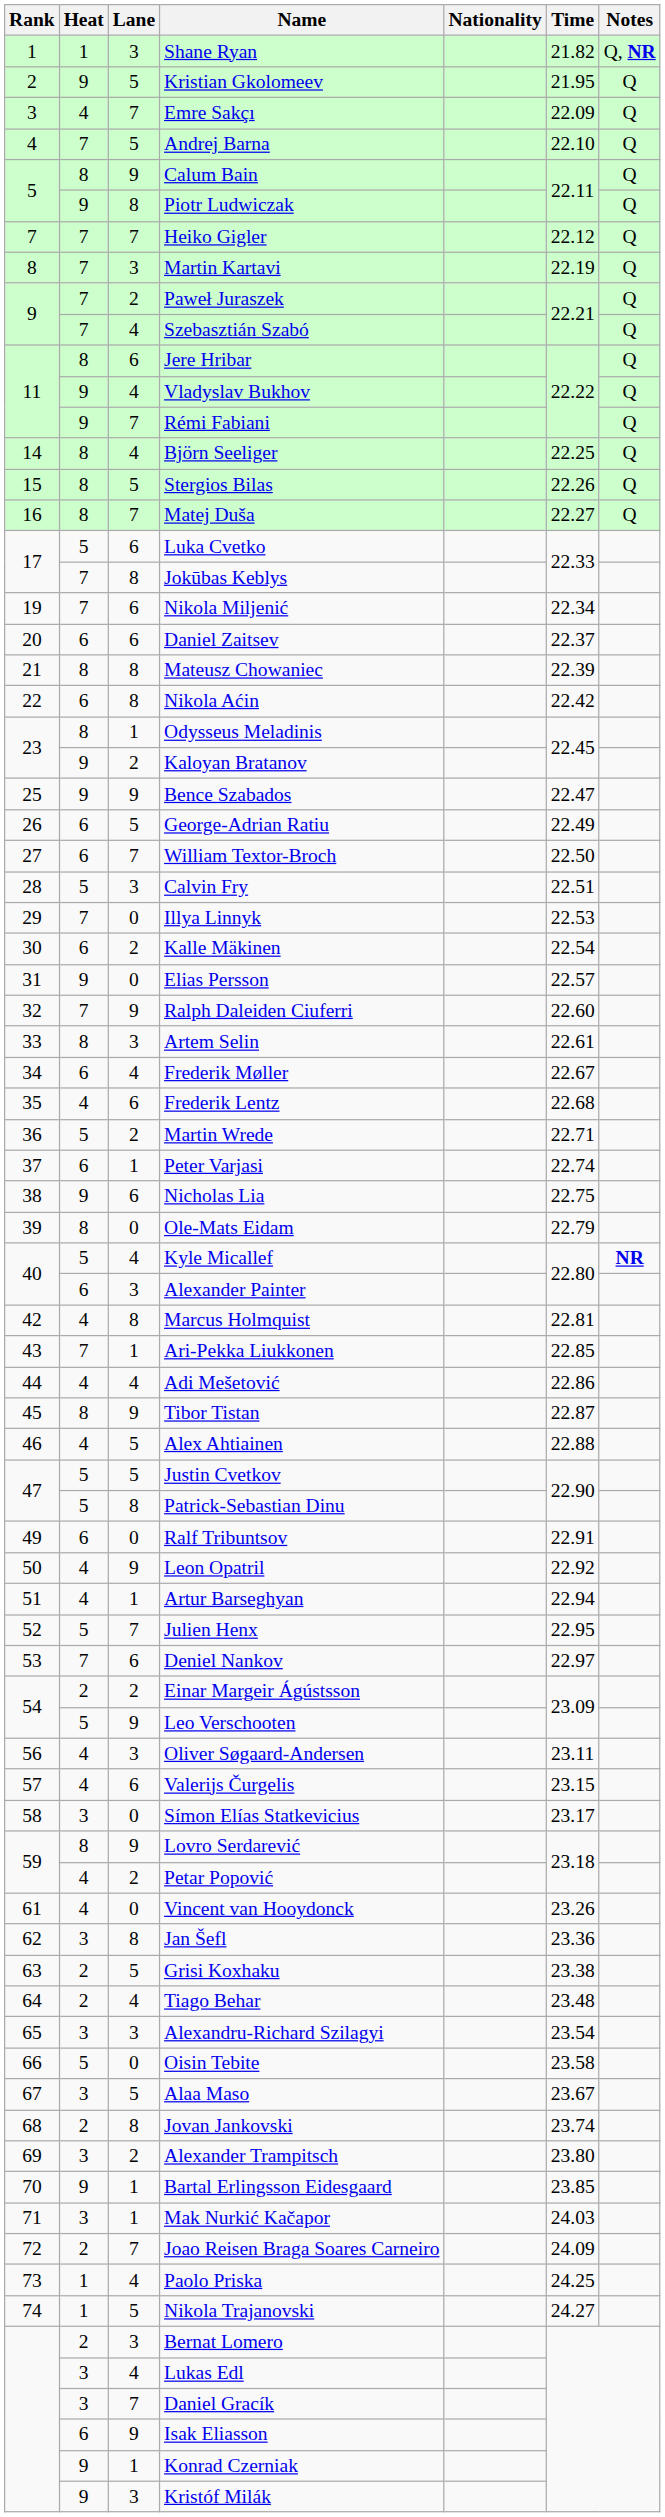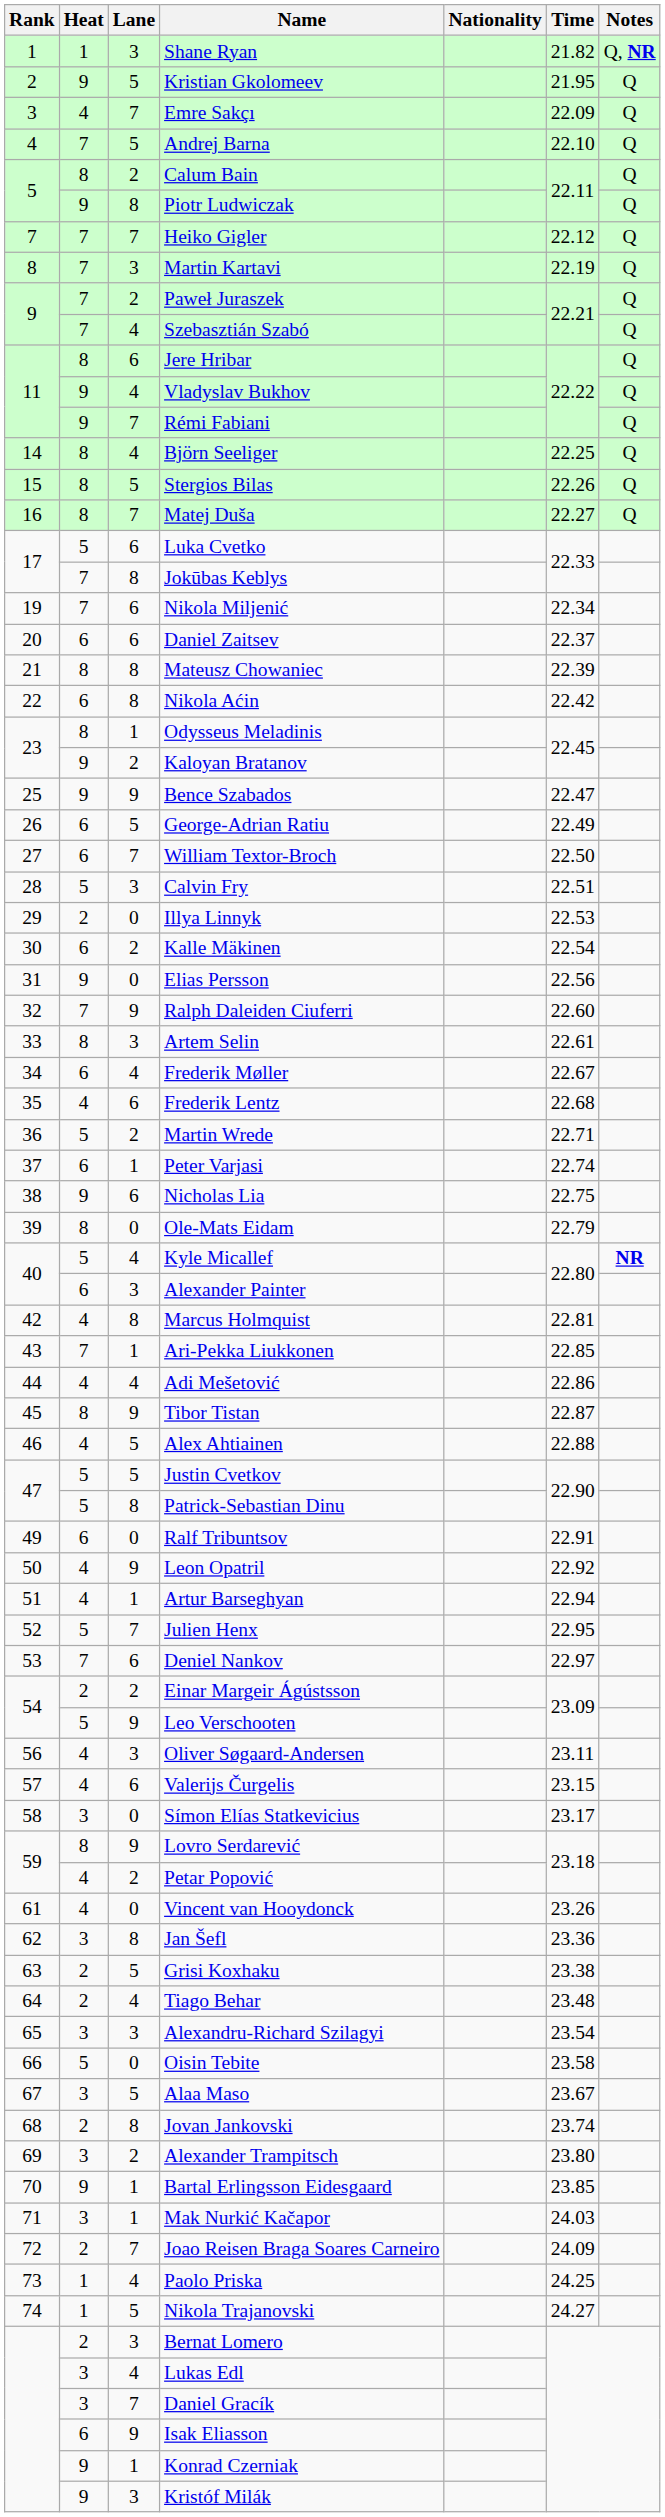(134, 174) 9 -> (134, 174) 2
(84, 917) 7 -> (84, 917) 2
(573, 979) 22.57 -> (573, 979) 22.56
